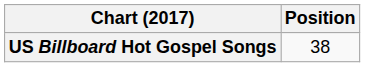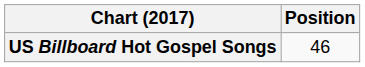(320, 47) 38 -> (320, 47) 46
